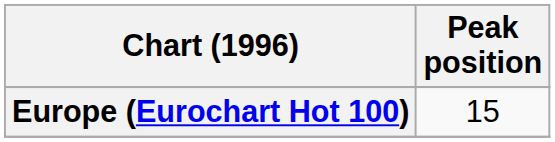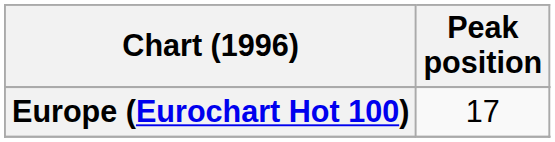(483, 111) 15 -> (483, 111) 17
